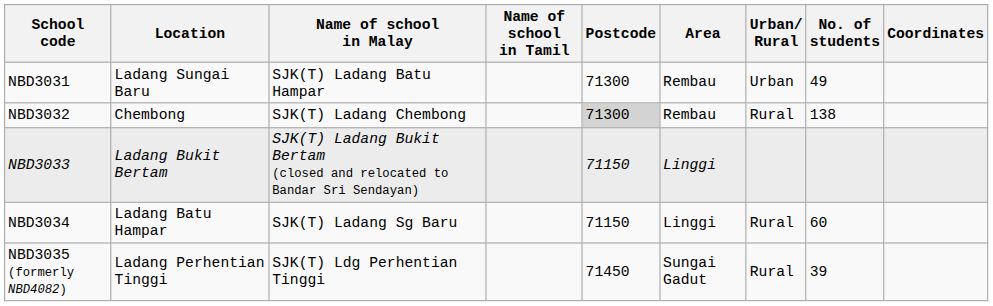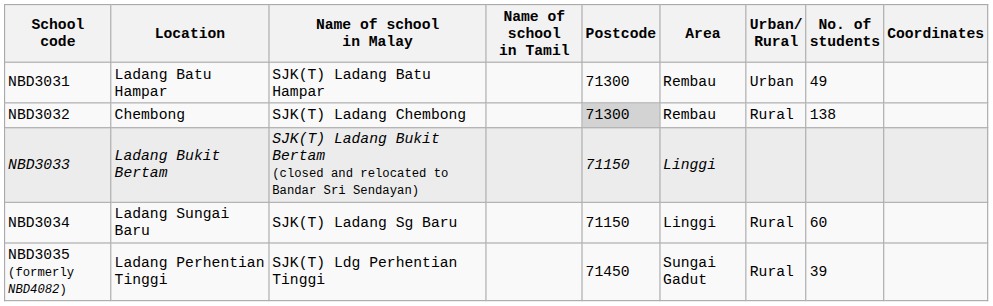(172, 83) Ladang Sungai Baru -> (163, 83) Ladang Batu Hampar
(163, 222) Ladang Batu Hampar -> (172, 222) Ladang Sungai Baru
